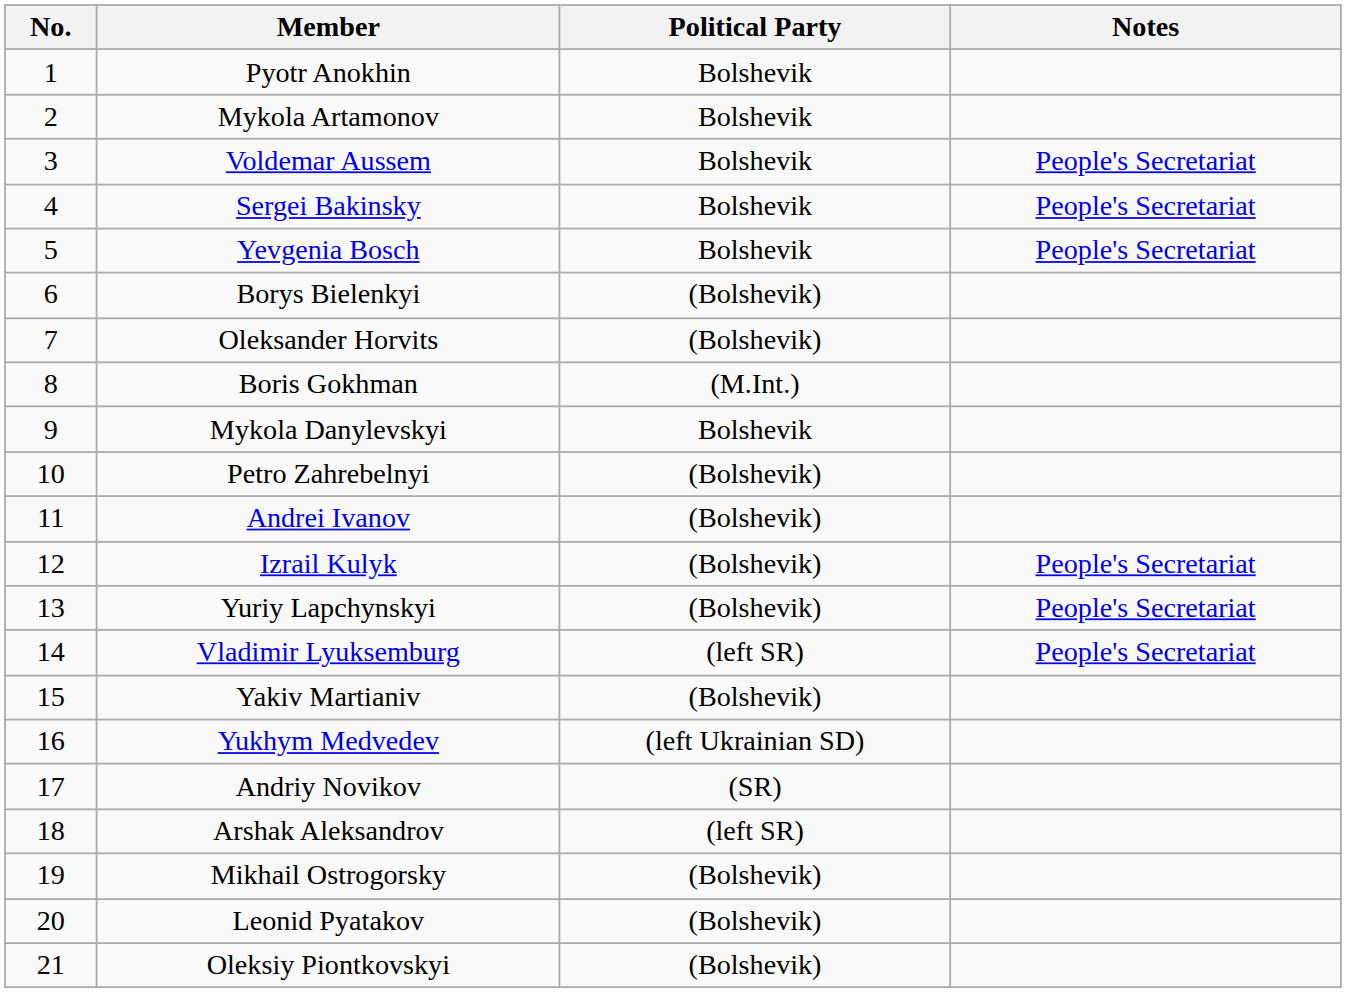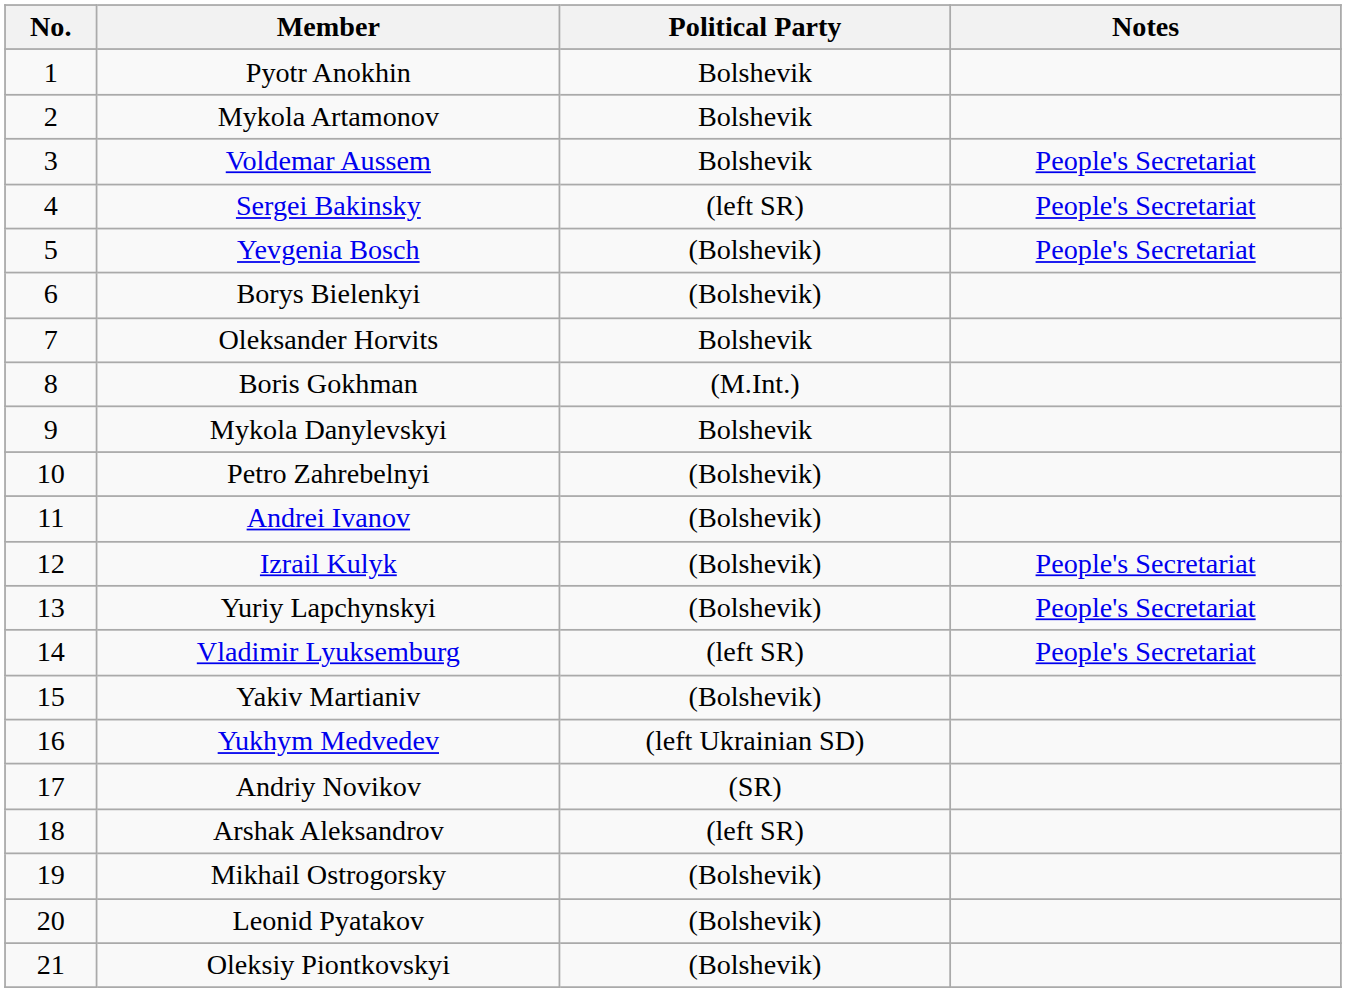(755, 205) Bolshevik -> (755, 205) (left SR)
(755, 250) Bolshevik -> (755, 250) (Bolshevik)
(755, 339) (Bolshevik) -> (755, 339) Bolshevik
